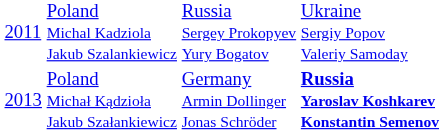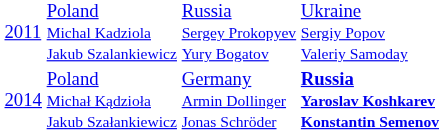(23, 99) 2013 -> (23, 99) 2014
